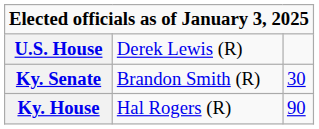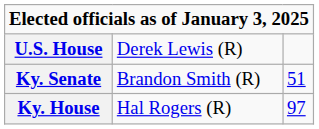(296, 78) 30 -> (296, 78) 51
(296, 108) 90 -> (296, 108) 97
